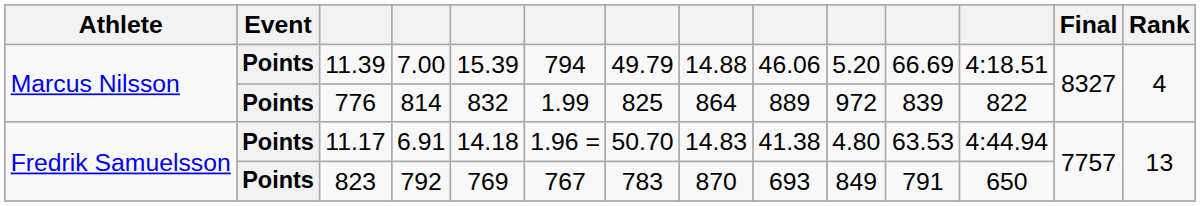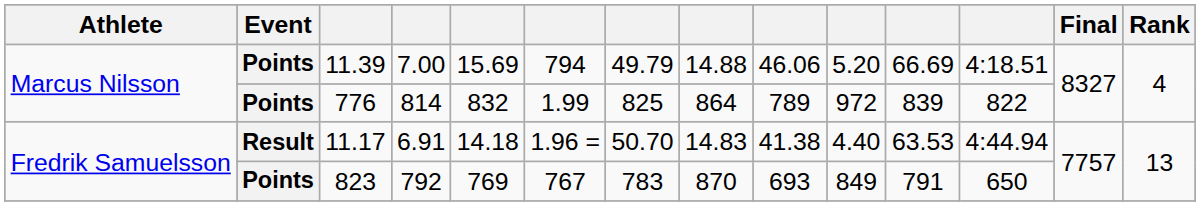(488, 64) 15.39 -> (488, 64) 15.69
(790, 103) 889 -> (790, 103) 789
(278, 142) Points -> (278, 142) Result
(856, 142) 4.80 -> (856, 142) 4.40
